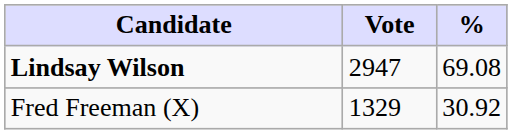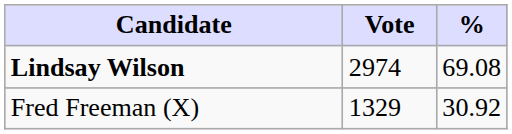(375, 66) 2947 -> (375, 66) 2974
